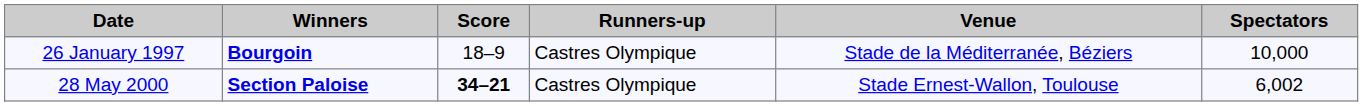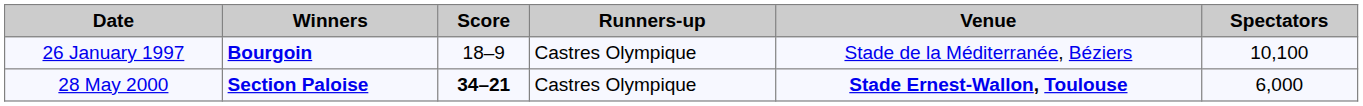(1279, 52) 10,000 -> (1279, 52) 10,100
(988, 84) normal -> (988, 84) bold
(1279, 84) 6,002 -> (1279, 84) 6,000
